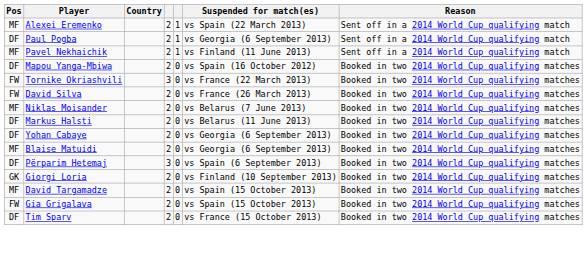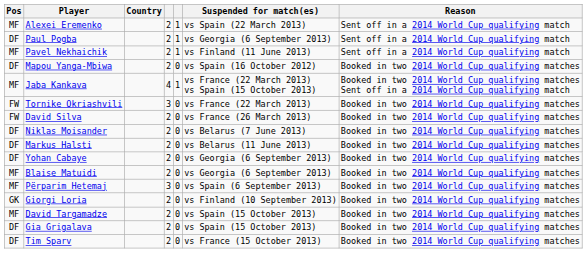+ row: (56, 85)
(14, 108) MF -> (14, 131) DF
(14, 163) DF -> (14, 186) MF
(14, 204) FW -> (14, 228) DF
